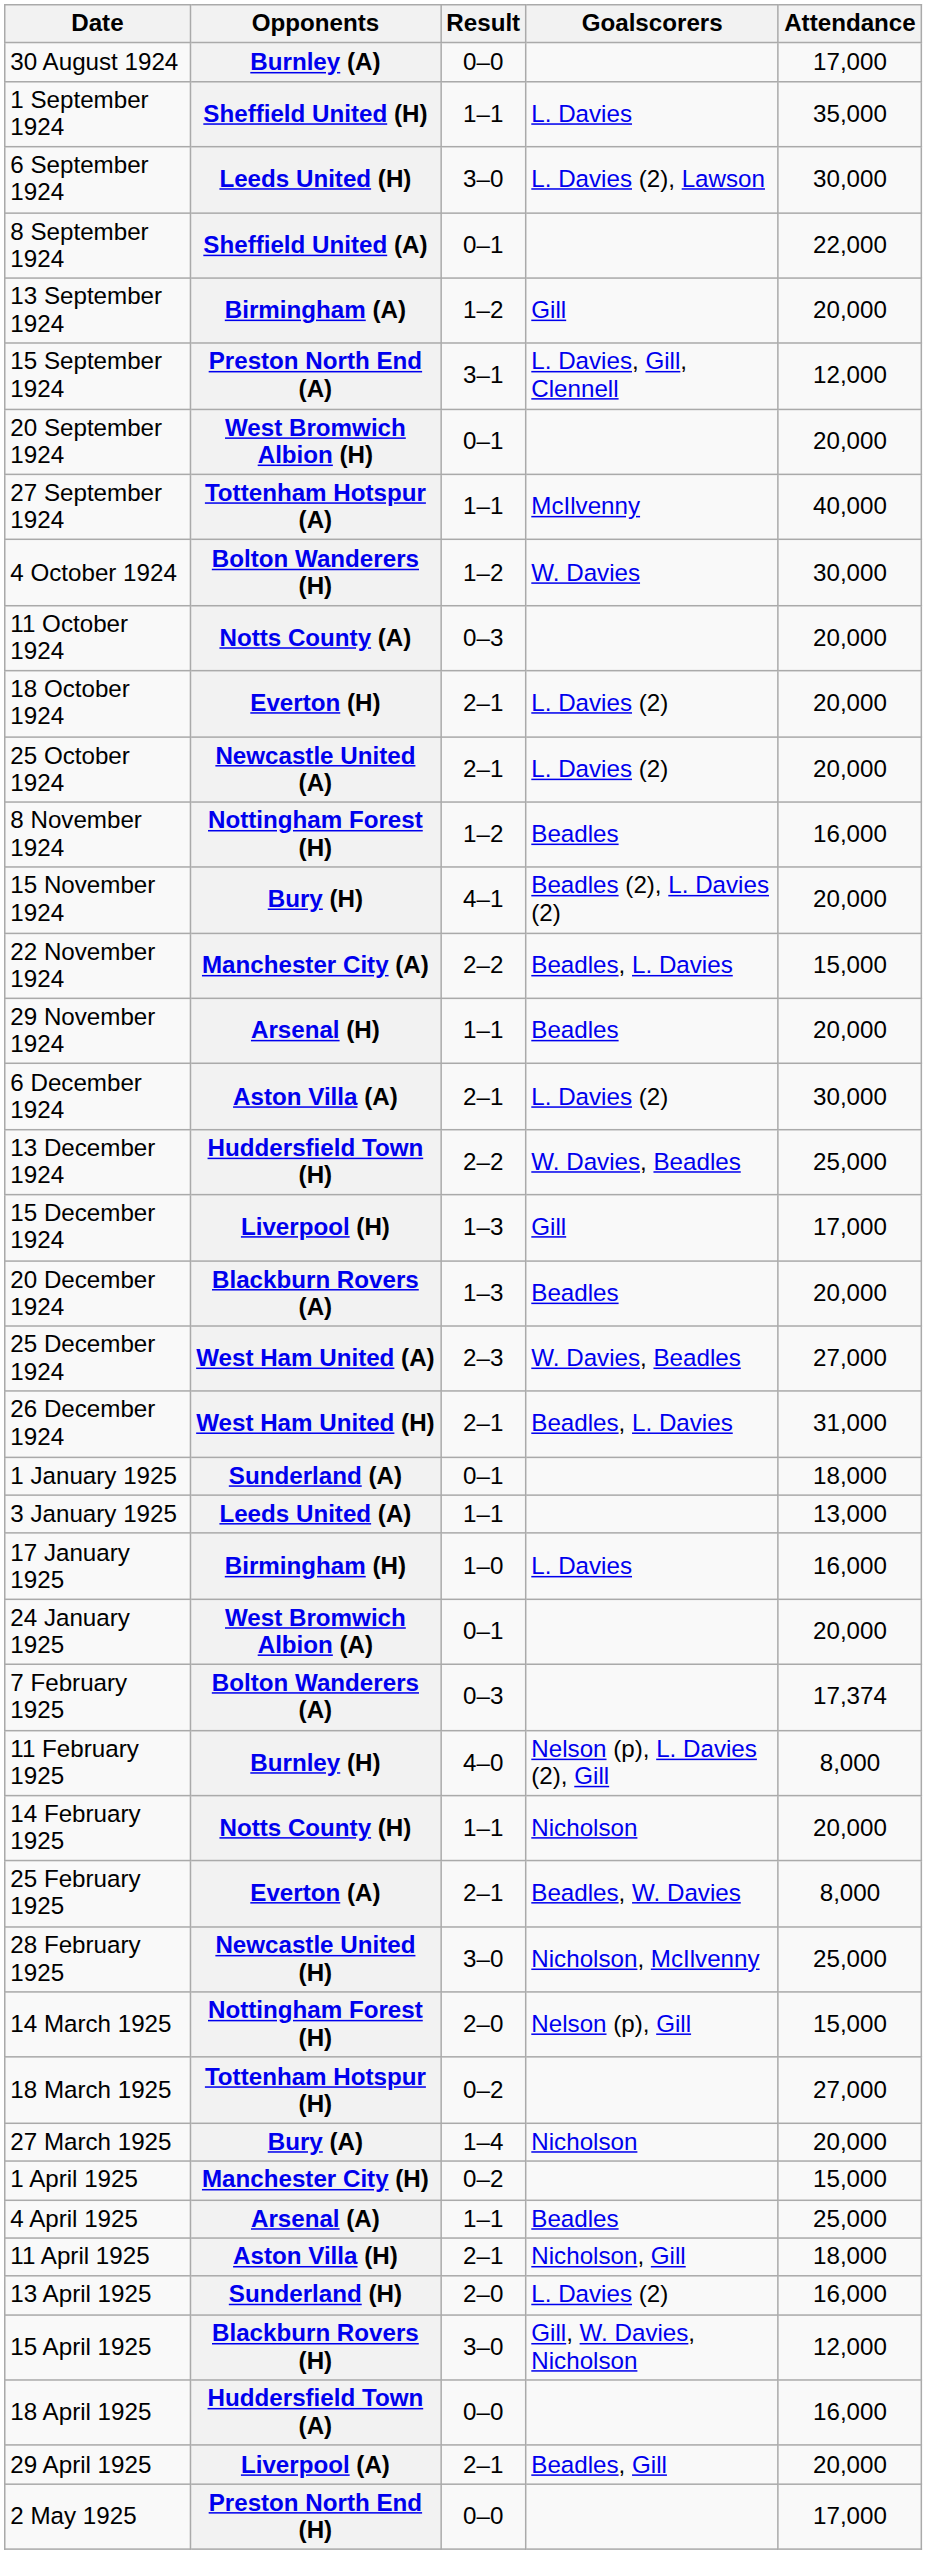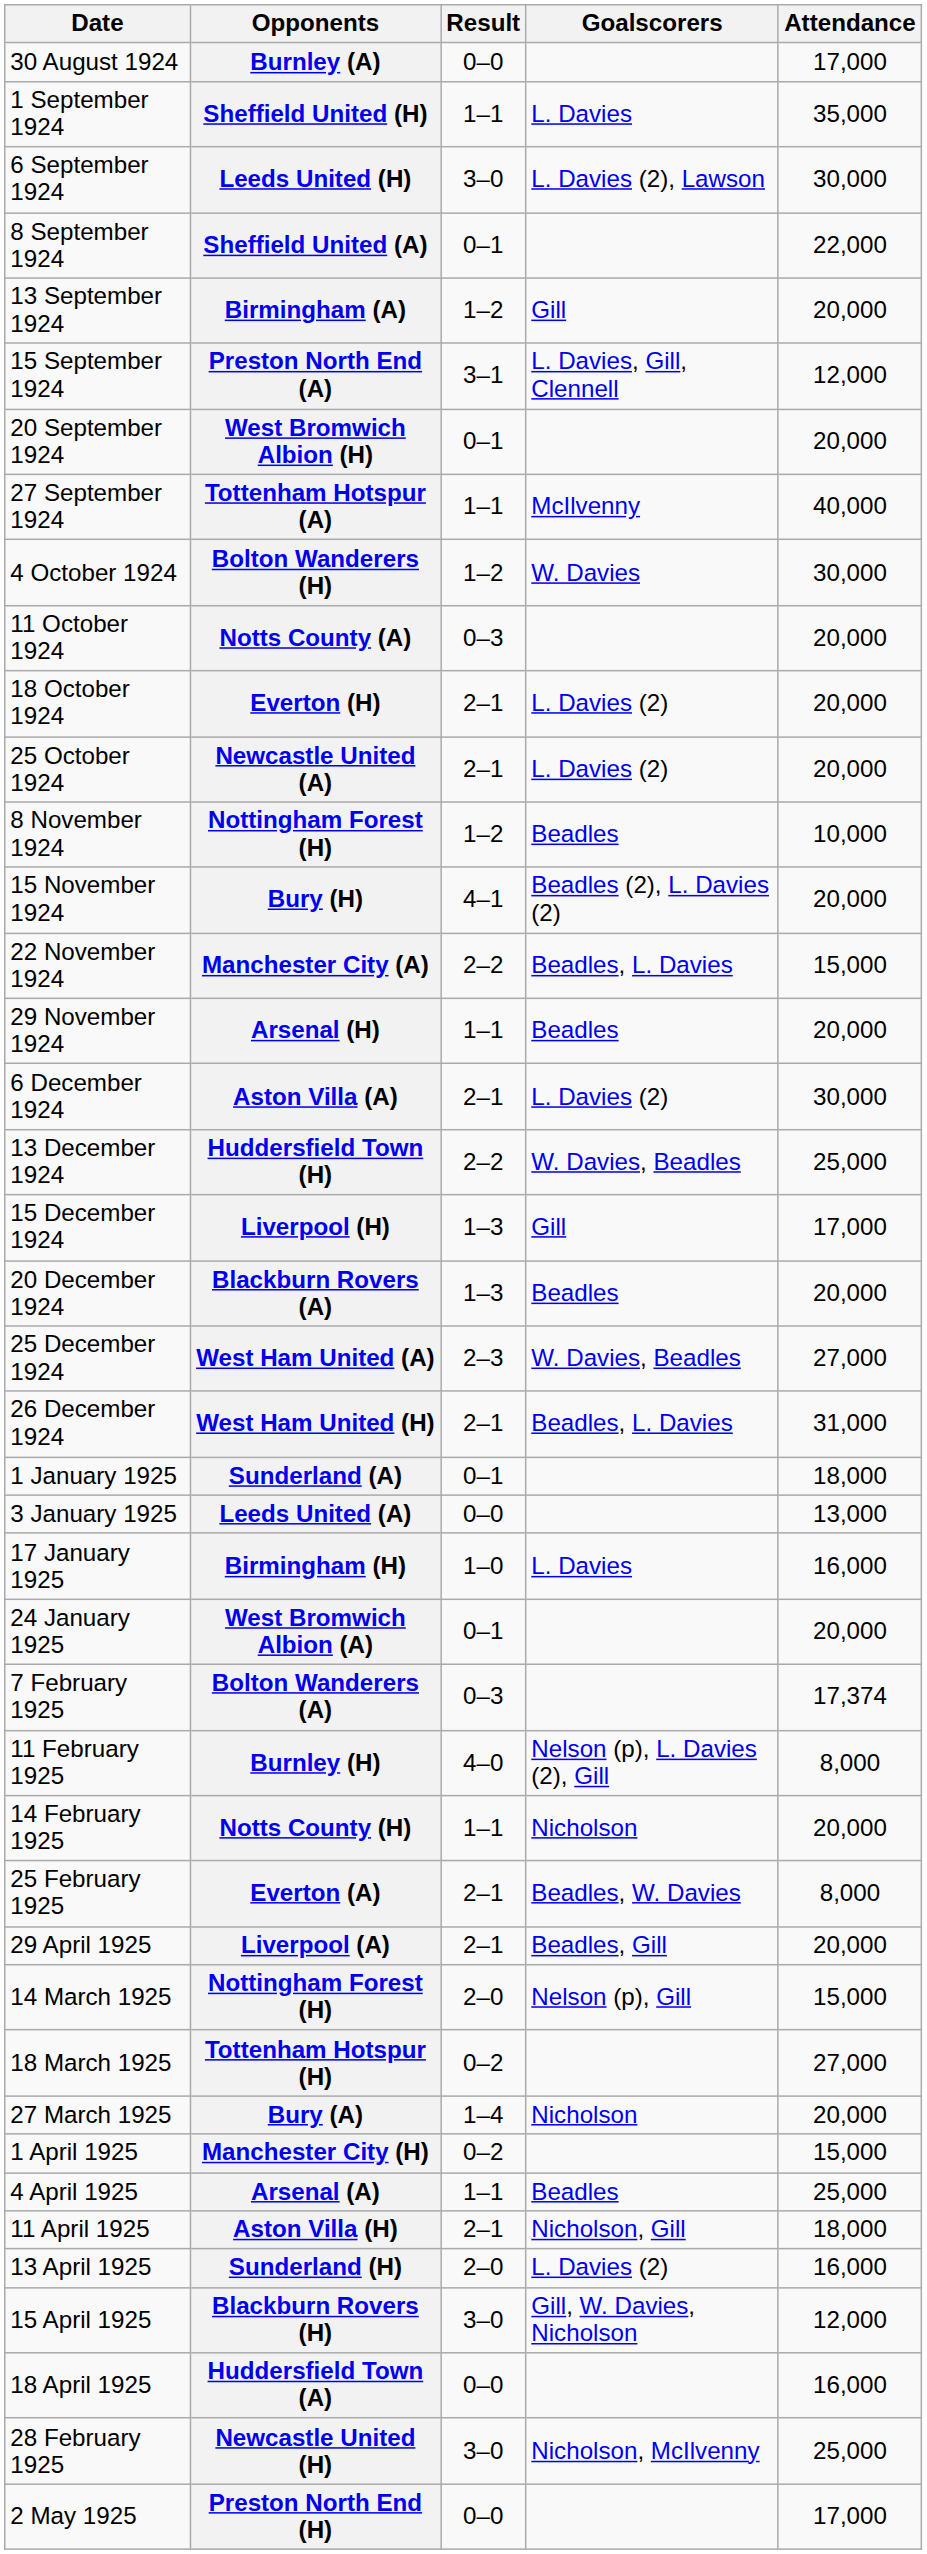(850, 834) 16,000 -> (850, 834) 10,000
(483, 1514) 1–1 -> (483, 1514) 0–0
rows swapped: (75, 1958) <-> (81, 2464)
